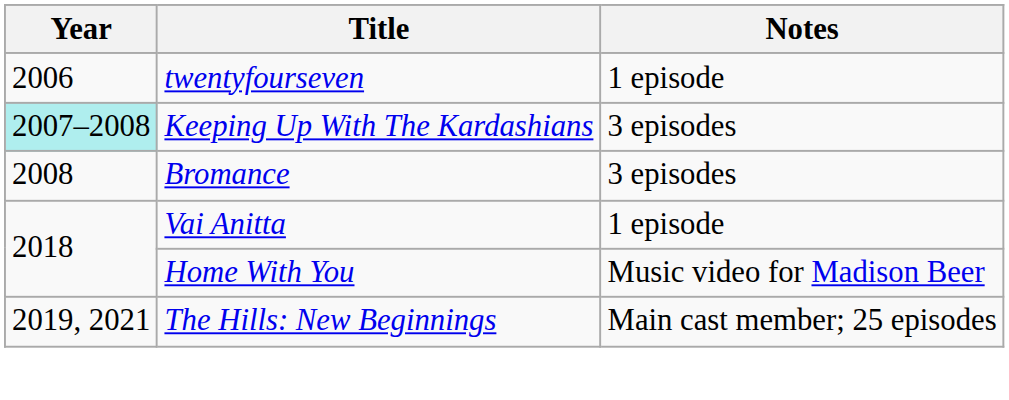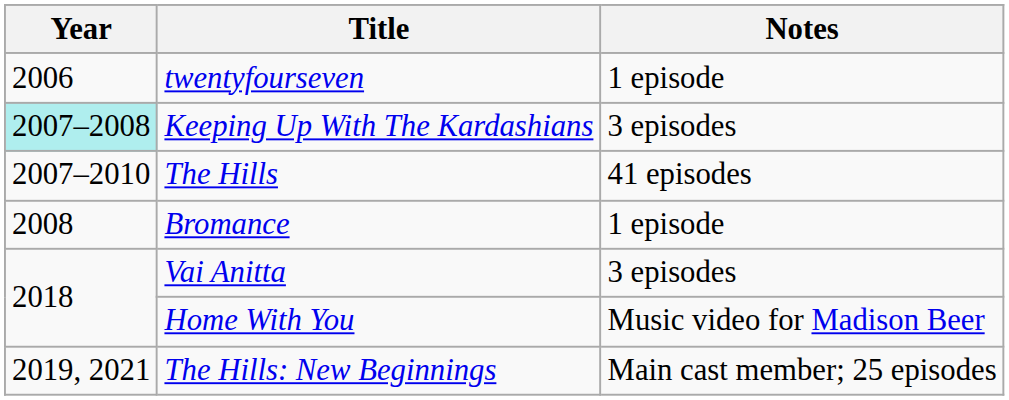+ row: (221, 175)
(672, 175) 3 episodes -> (666, 223) 1 episode
(666, 223) 1 episode -> (672, 272) 3 episodes
